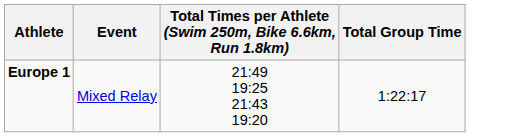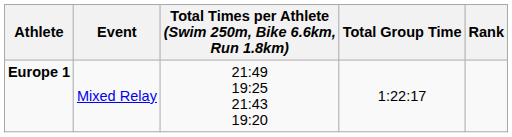+ column: (486, 33)
